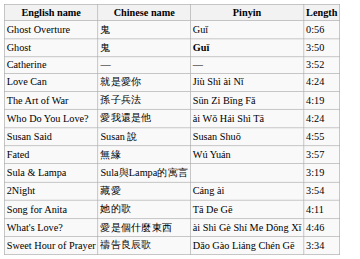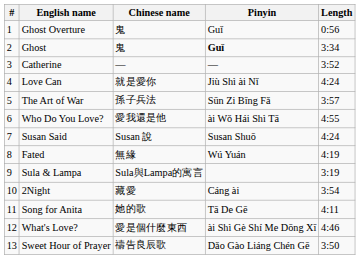+ column: (12, 12)
(315, 47) 3:50 -> (330, 47) 3:34
(315, 100) 4:19 -> (330, 100) 3:57
(315, 118) 4:24 -> (330, 118) 4:55
(315, 136) 4:55 -> (330, 136) 4:24
(315, 155) 3:57 -> (330, 155) 4:19
(315, 245) 3:34 -> (330, 245) 3:50
